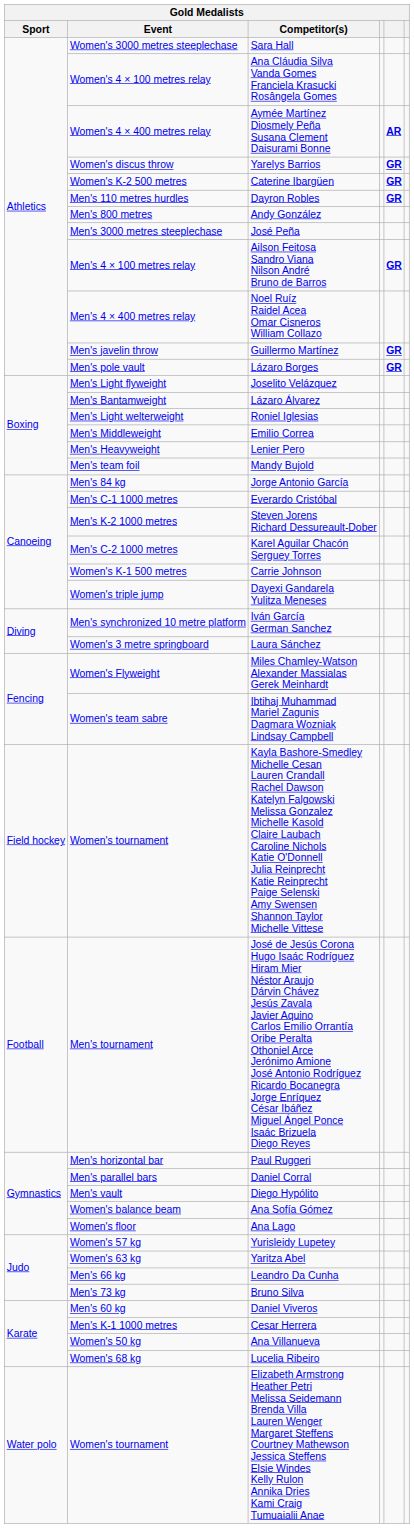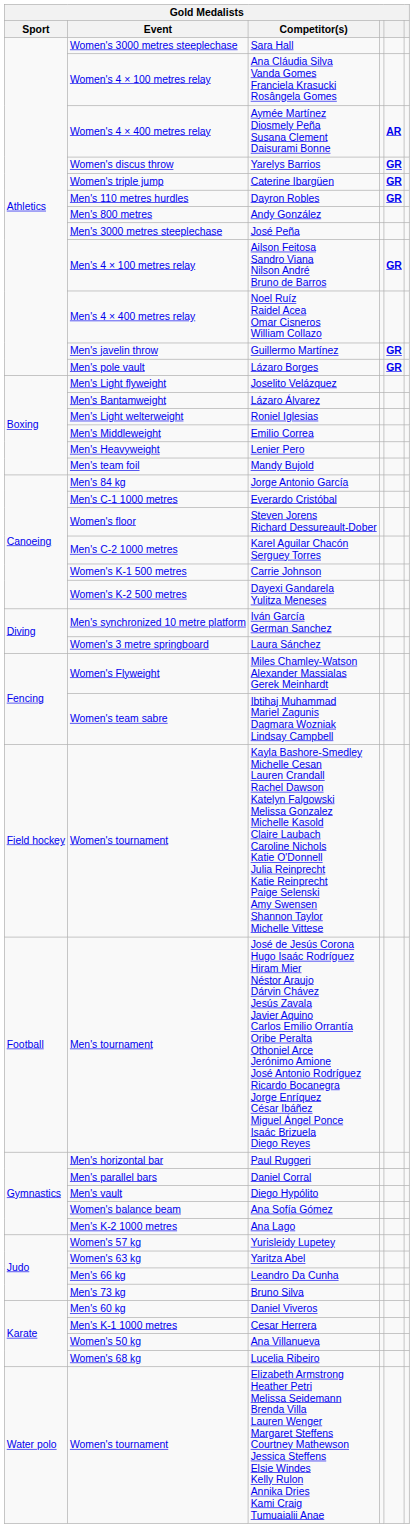(128, 181) Women's K-2 500 metres -> (117, 181) Women's triple jump
(123, 521) Men's K-2 1000 metres -> (103, 521) Women's floor
(117, 594) Women's triple jump -> (128, 594) Women's K-2 500 metres
(103, 1226) Women's floor -> (123, 1226) Men's K-2 1000 metres
